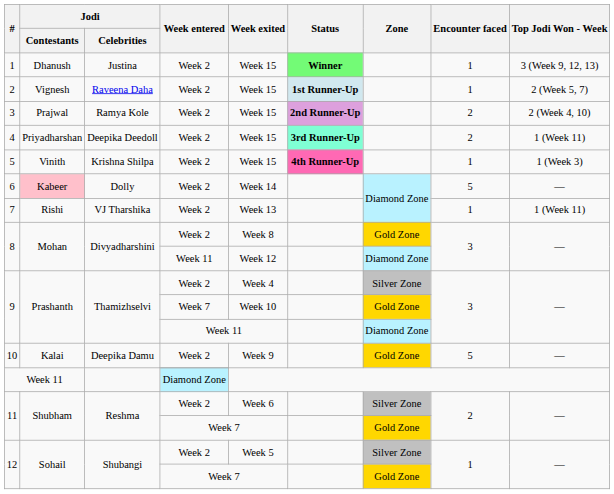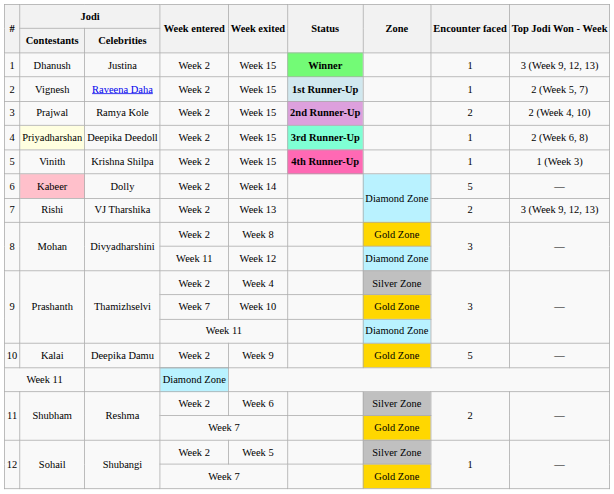(52, 137) no background -> (52, 137) lightyellow background
(470, 137) 2 -> (470, 137) 1
(560, 137) 1 (Week 11) -> (560, 137) 2 (Week 6, 8)
(470, 210) 1 -> (470, 210) 2
(560, 210) 1 (Week 11) -> (560, 210) 3 (Week 9, 12, 13)
